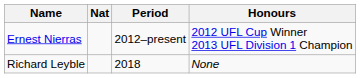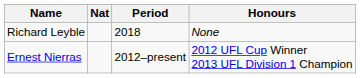rows swapped: (44, 38) <-> (46, 63)
